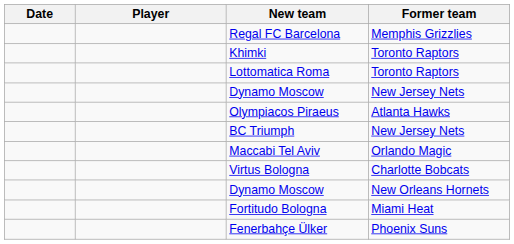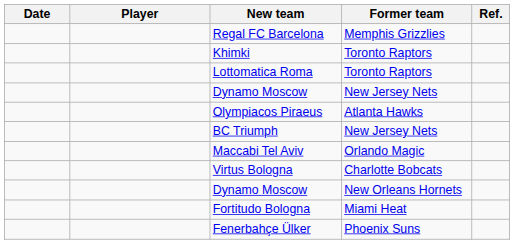+ column: (491, 14)
